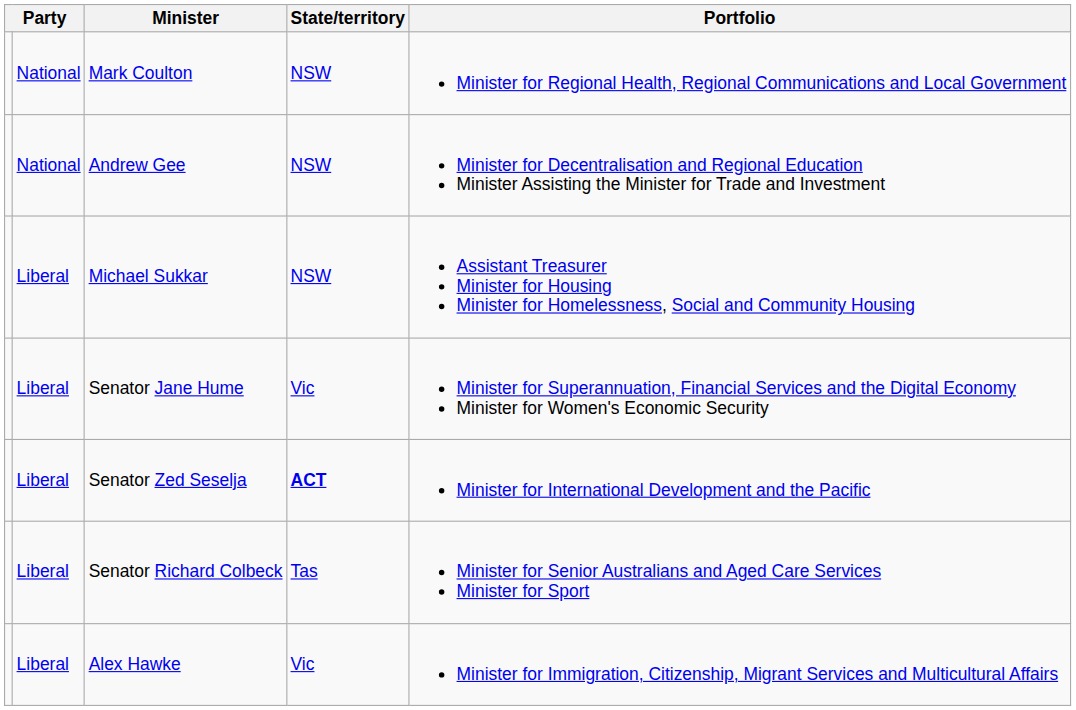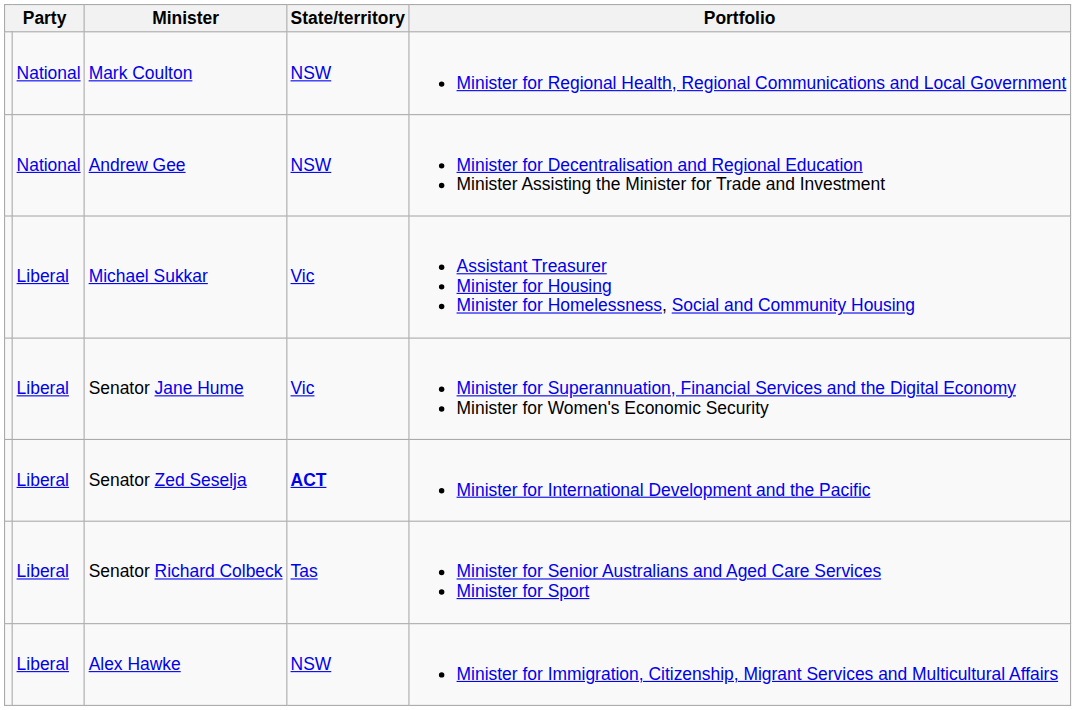(311, 276) NSW -> (303, 276) Vic
(303, 664) Vic -> (311, 664) NSW
